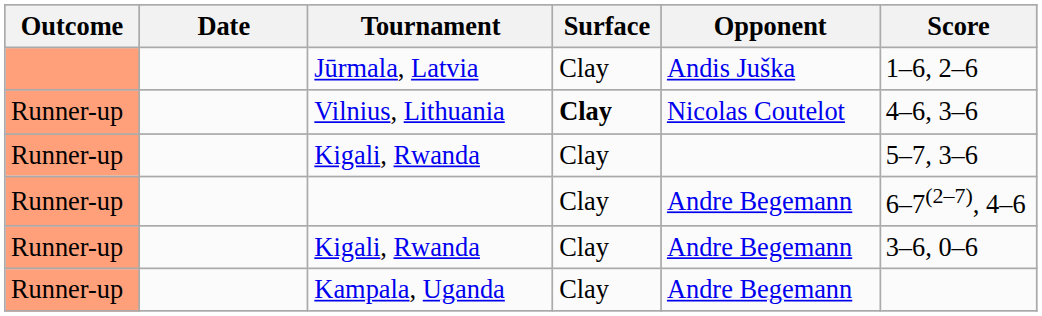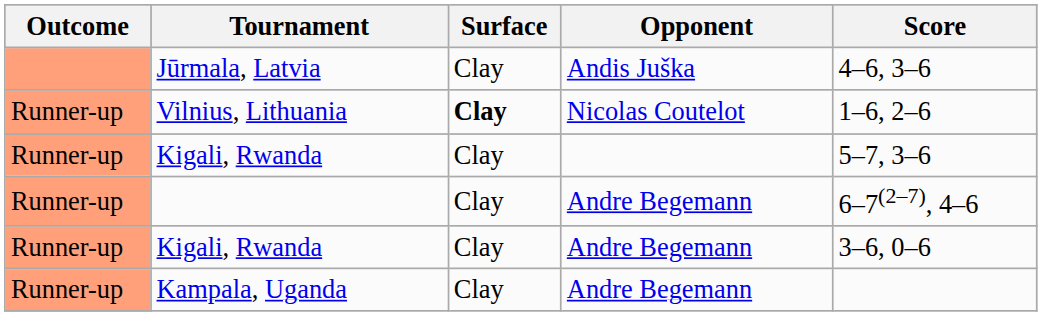- column: (224, 25)
(932, 68) 1–6, 2–6 -> (885, 68) 4–6, 3–6
(932, 111) 4–6, 3–6 -> (885, 111) 1–6, 2–6
